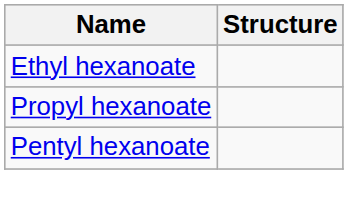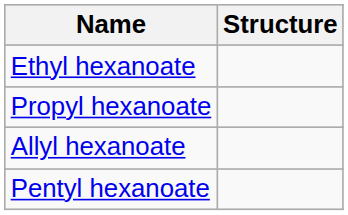+ row: (98, 147)
